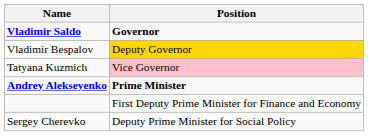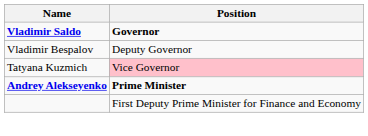(152, 49) gold background -> (152, 49) no background
- row: (46, 121)
